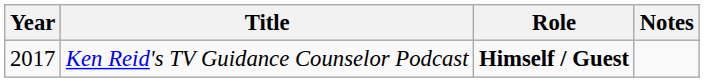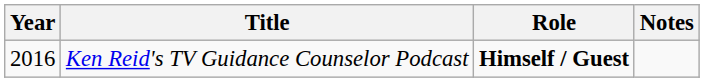(33, 58) 2017 -> (33, 58) 2016
